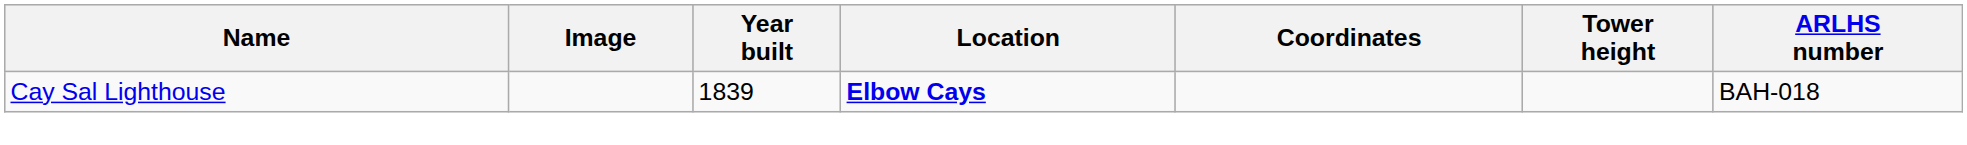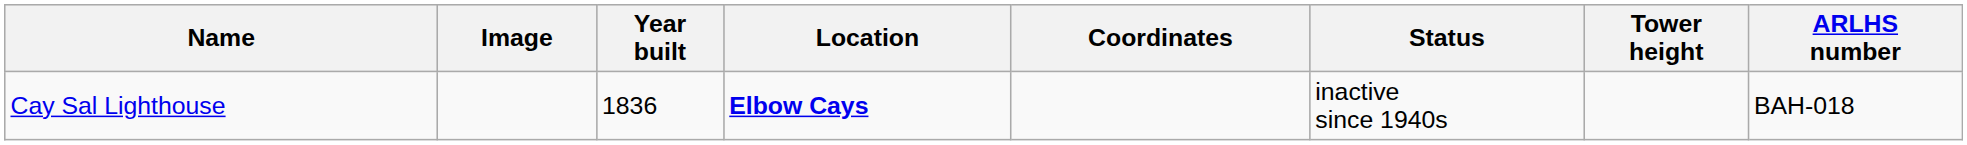+ column: (1447, 38)
(726, 91) 1839 -> (630, 105) 1836
